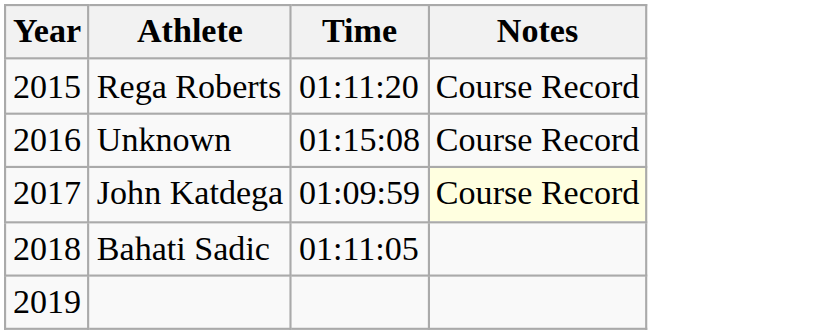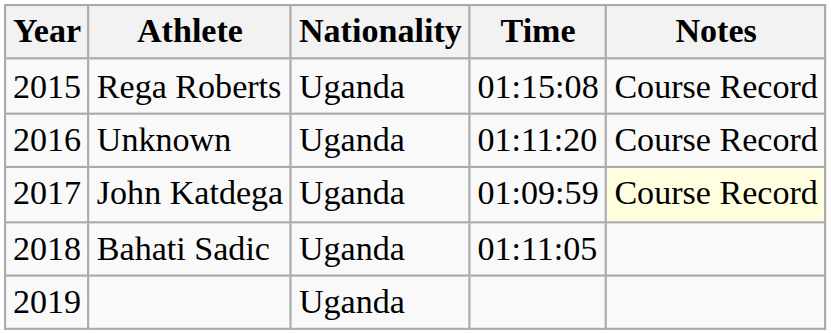+ column: (380, 31)
(359, 85) 01:11:20 -> (538, 85) 01:15:08
(360, 139) 01:15:08 -> (537, 139) 01:11:20
